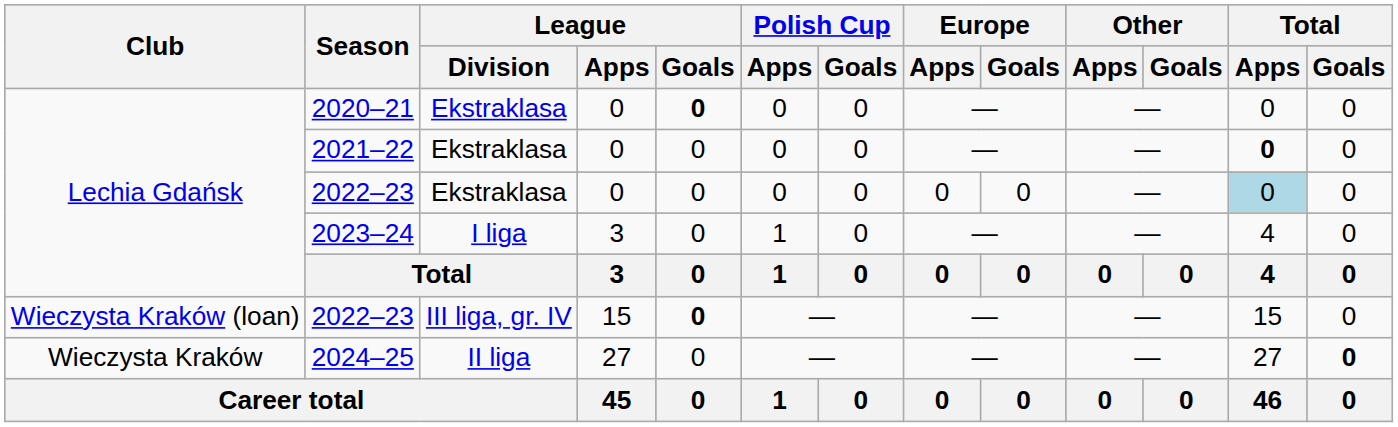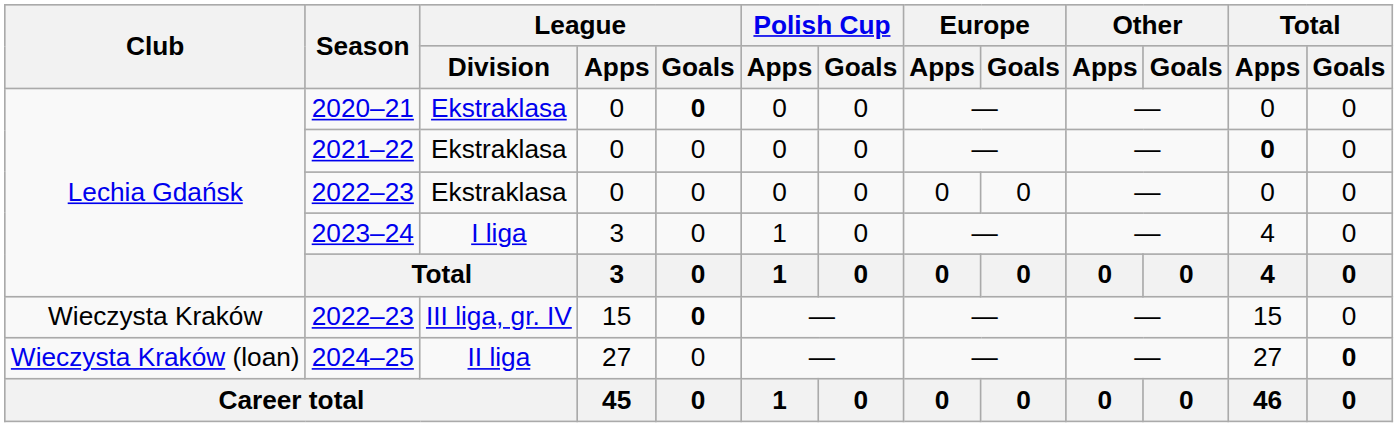(1268, 191) lightblue background -> (1268, 191) no background
(155, 316) Wieczysta Kraków (loan) -> (155, 316) Wieczysta Kraków
(155, 358) Wieczysta Kraków -> (155, 358) Wieczysta Kraków (loan)
